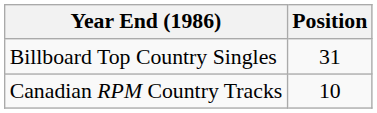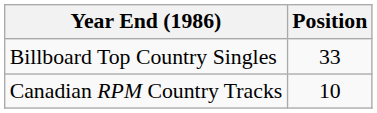(330, 56) 31 -> (330, 56) 33
